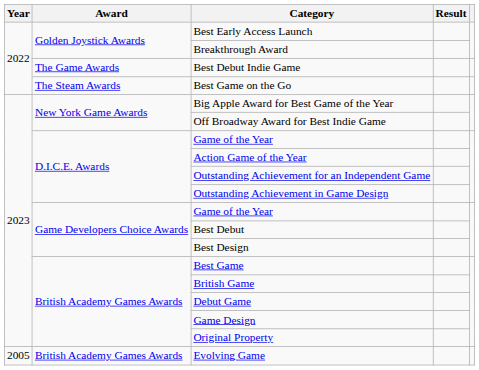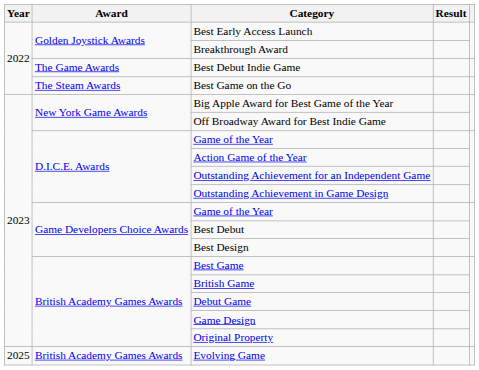(18, 355) 2005 -> (18, 355) 2025
